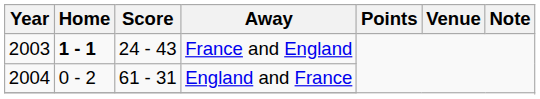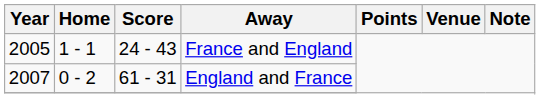(30, 48) 2003 -> (30, 48) 2005
(77, 48) bold -> (77, 48) normal
(30, 78) 2004 -> (30, 78) 2007
